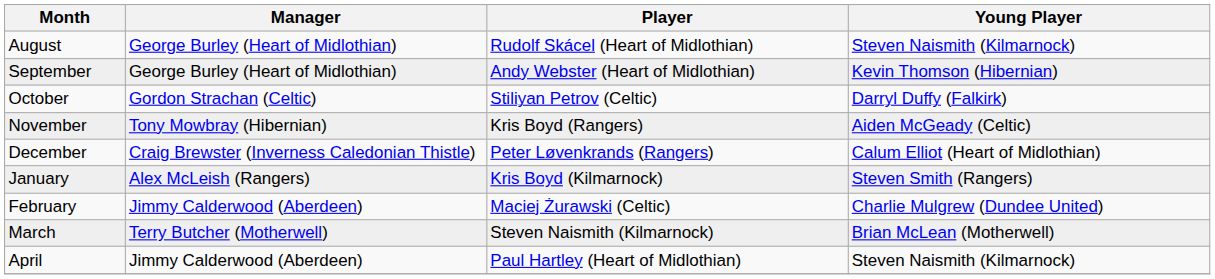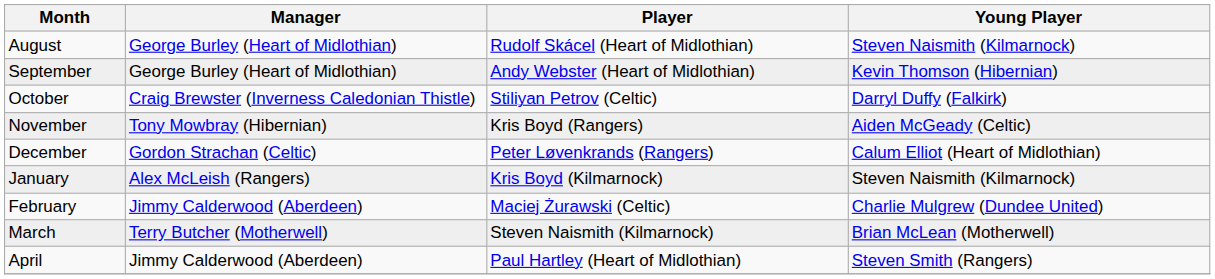(223, 98) Gordon Strachan (Celtic) -> (302, 98) Craig Brewster (Inverness Caledonian Thistle)
(302, 152) Craig Brewster (Inverness Caledonian Thistle) -> (223, 152) Gordon Strachan (Celtic)
(942, 179) Steven Smith (Rangers) -> (963, 179) Steven Naismith (Kilmarnock)
(963, 260) Steven Naismith (Kilmarnock) -> (942, 260) Steven Smith (Rangers)
